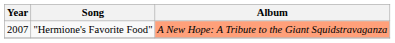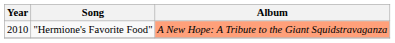(18, 29) 2007 -> (18, 29) 2010
